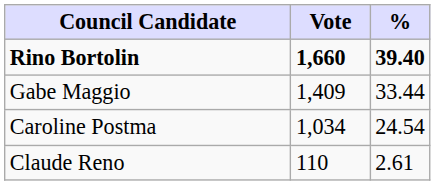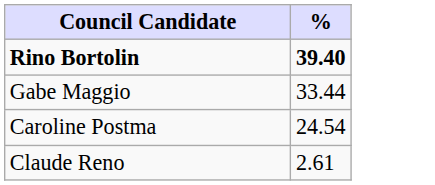- column: (330, 22)
